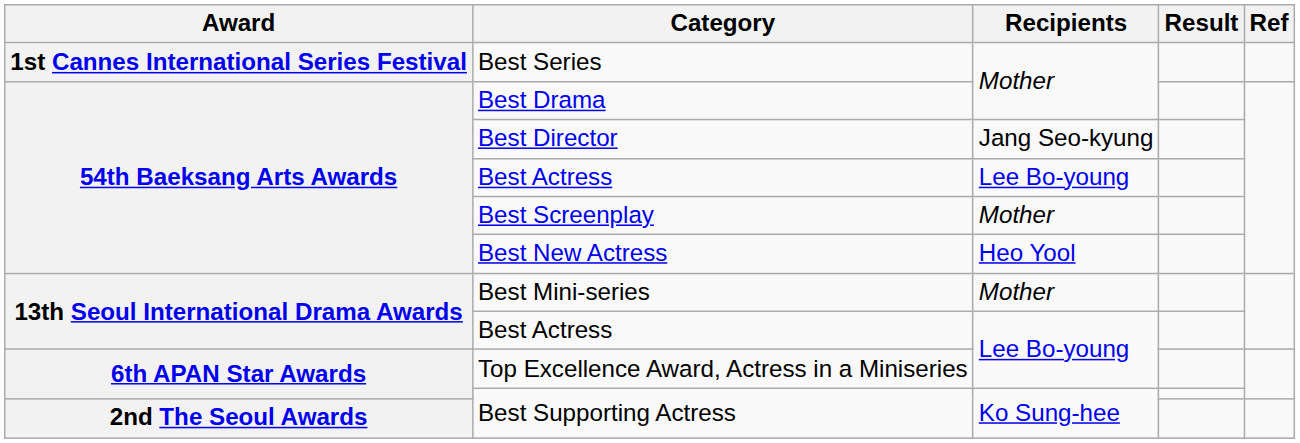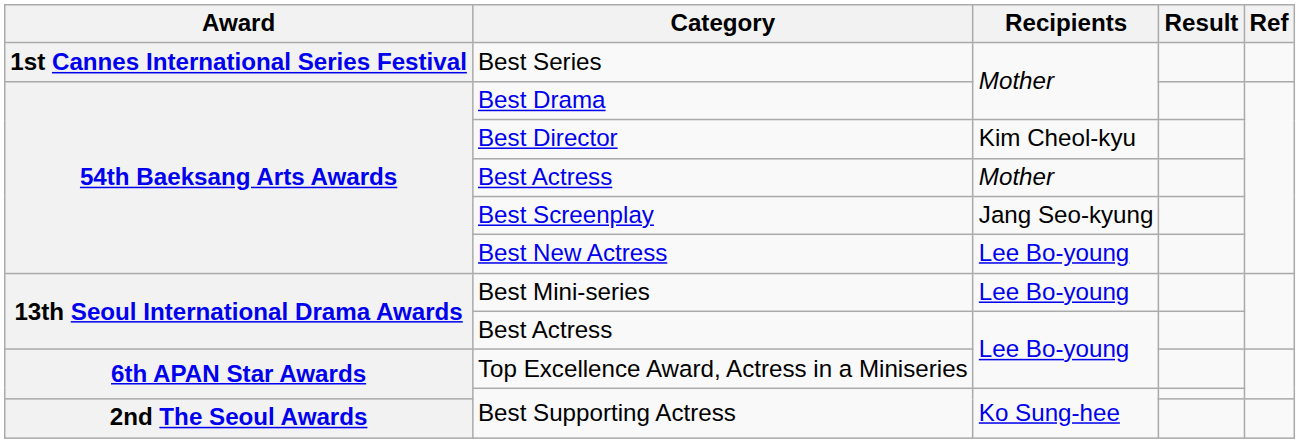(1066, 138) Jang Seo-kyung -> (1057, 138) Kim Cheol-kyu
(1054, 176) Lee Bo-young -> (1016, 176) Mother
(1016, 215) Mother -> (1066, 215) Jang Seo-kyung
(1027, 253) Heo Yool -> (1054, 253) Lee Bo-young
(1016, 291) Mother -> (1054, 291) Lee Bo-young
